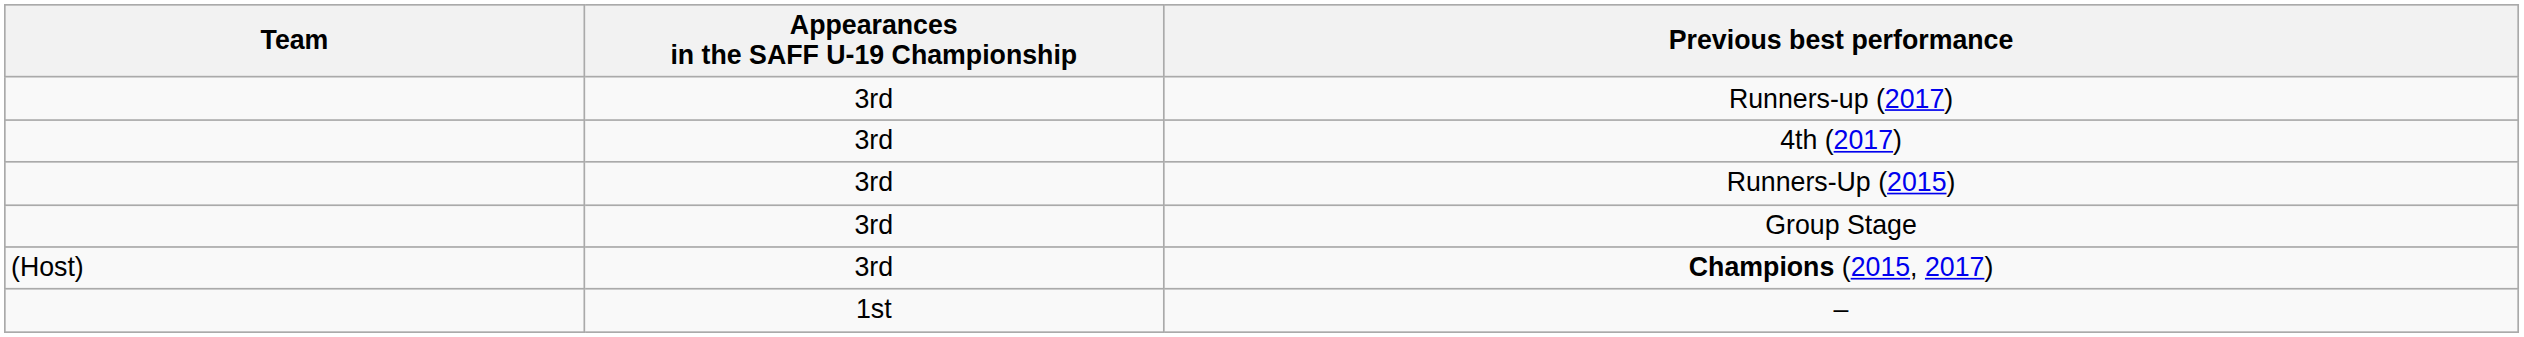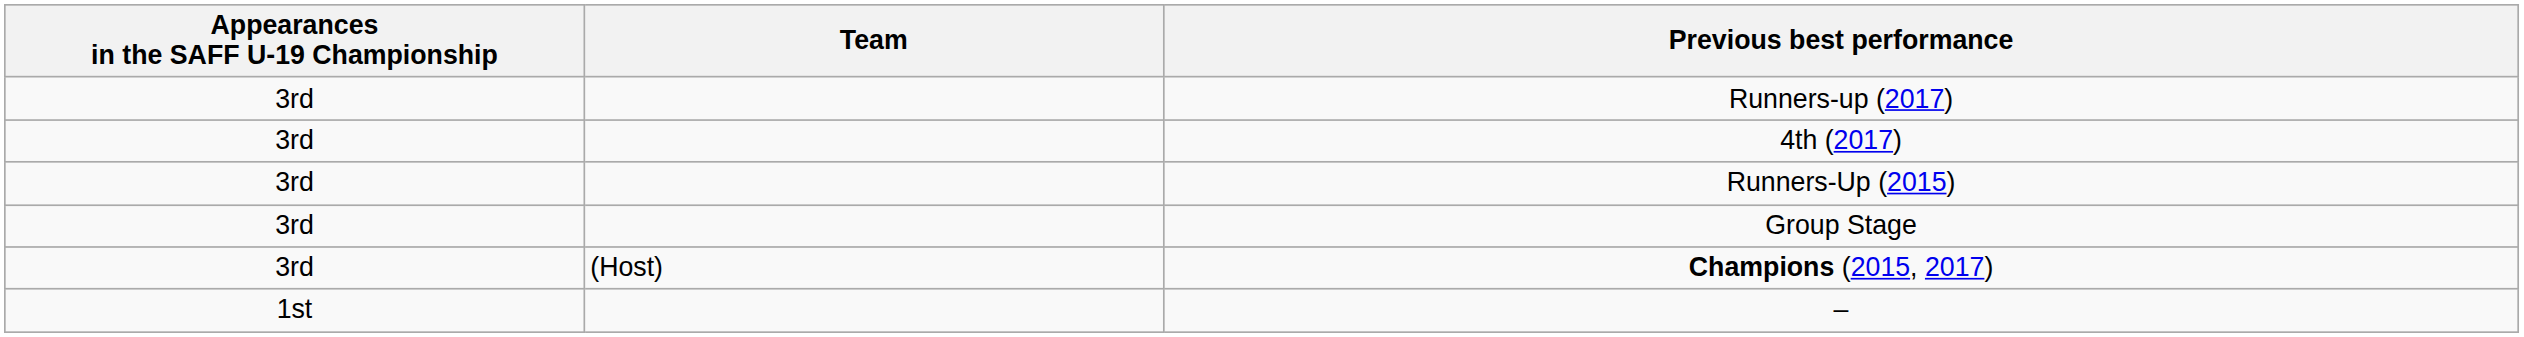columns swapped: (294, 40) <-> (874, 40)
